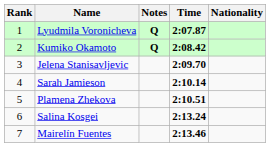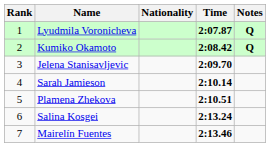columns swapped: (237, 13) <-> (154, 13)
